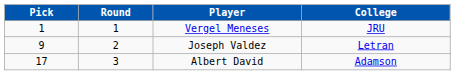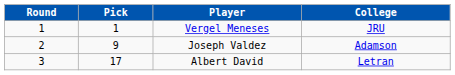columns swapped: (116, 13) <-> (42, 13)
(376, 45) Letran -> (376, 45) Adamson
(376, 61) Adamson -> (376, 61) Letran
